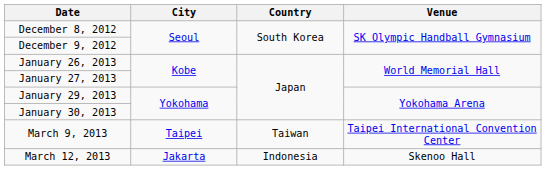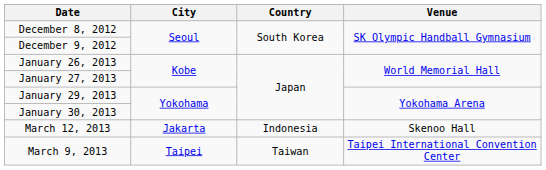rows swapped: (68, 134) <-> (68, 157)
